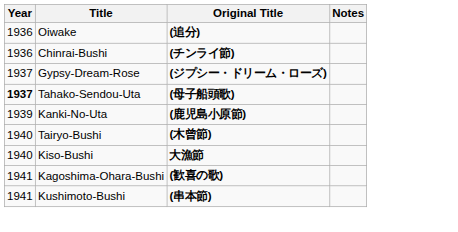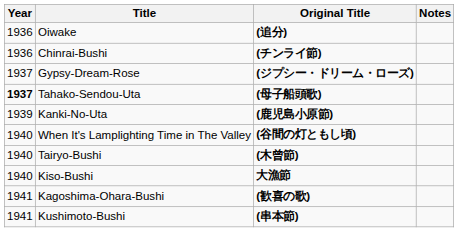+ row: (144, 135)
